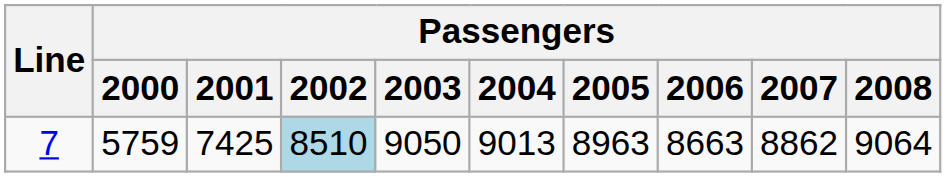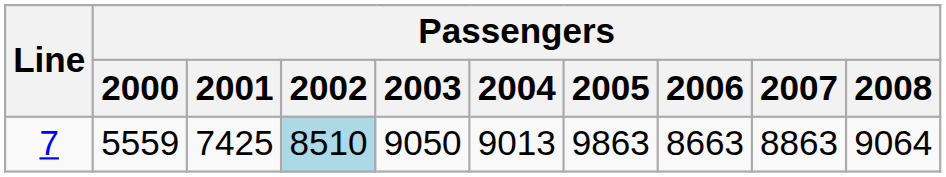(140, 143) 5759 -> (140, 143) 5559
(611, 143) 8963 -> (611, 143) 9863
(799, 143) 8862 -> (799, 143) 8863
